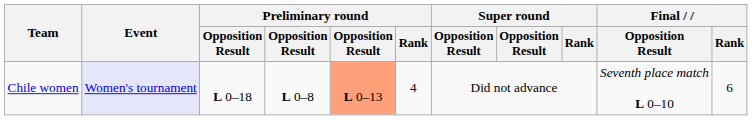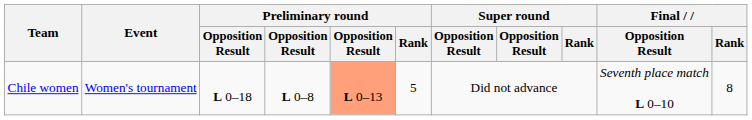(141, 88) lavender background -> (141, 88) no background
(413, 88) 4 -> (413, 88) 5
(730, 88) 6 -> (730, 88) 8
